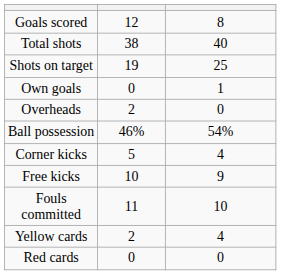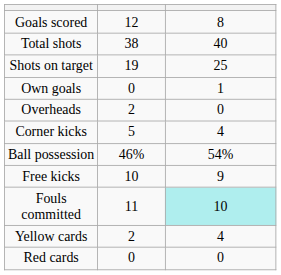rows swapped: (51, 132) <-> (51, 154)
(221, 206) no background -> (221, 206) paleturquoise background
